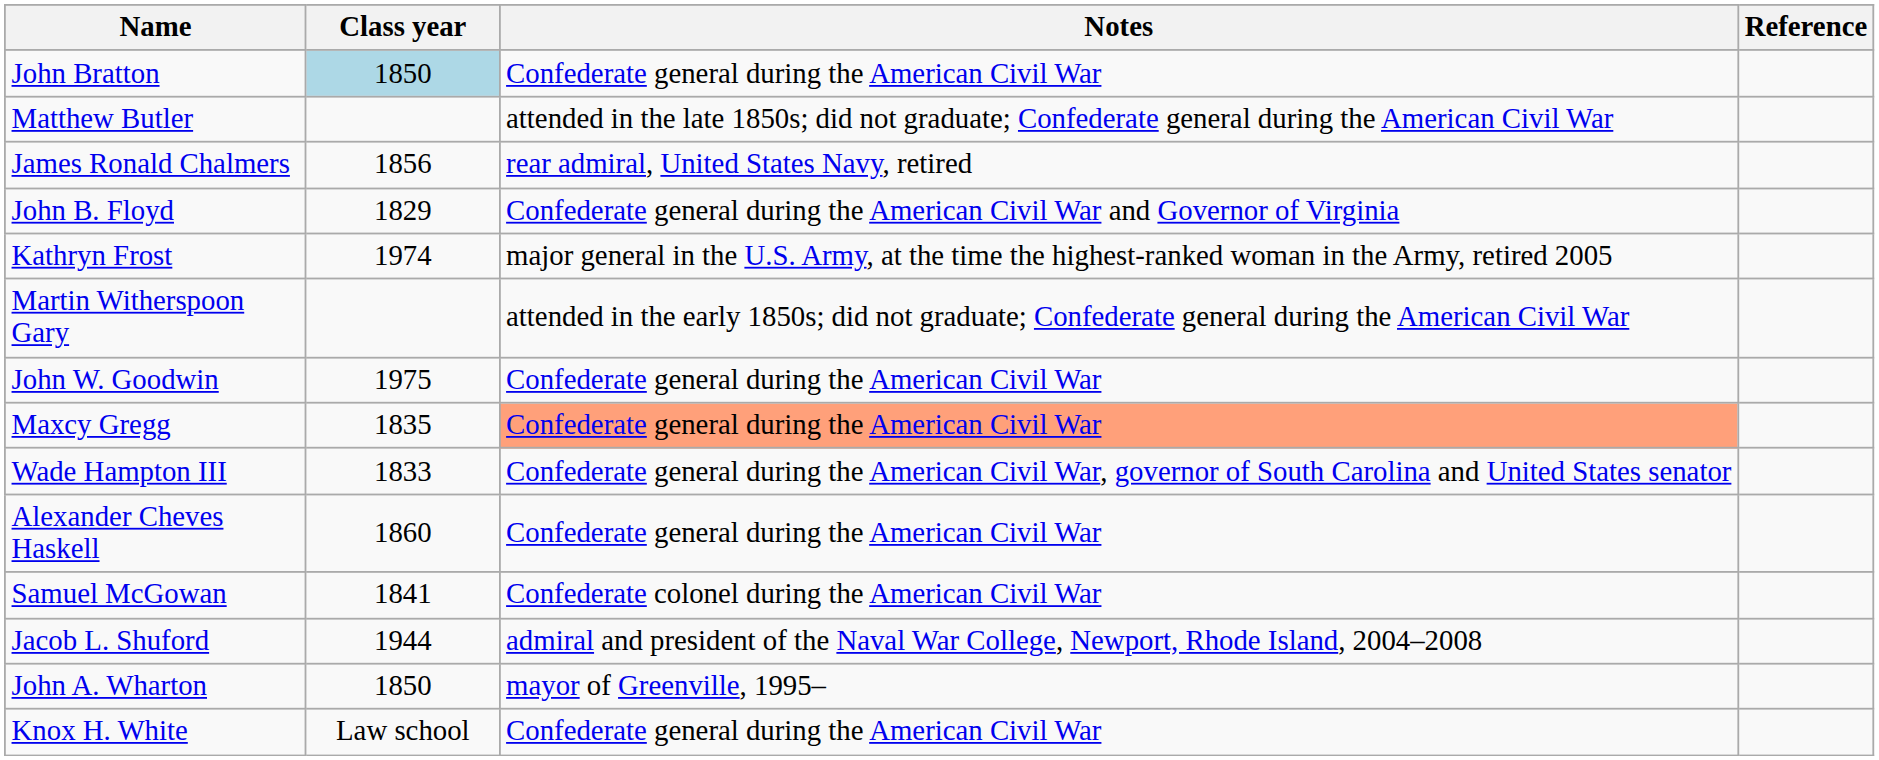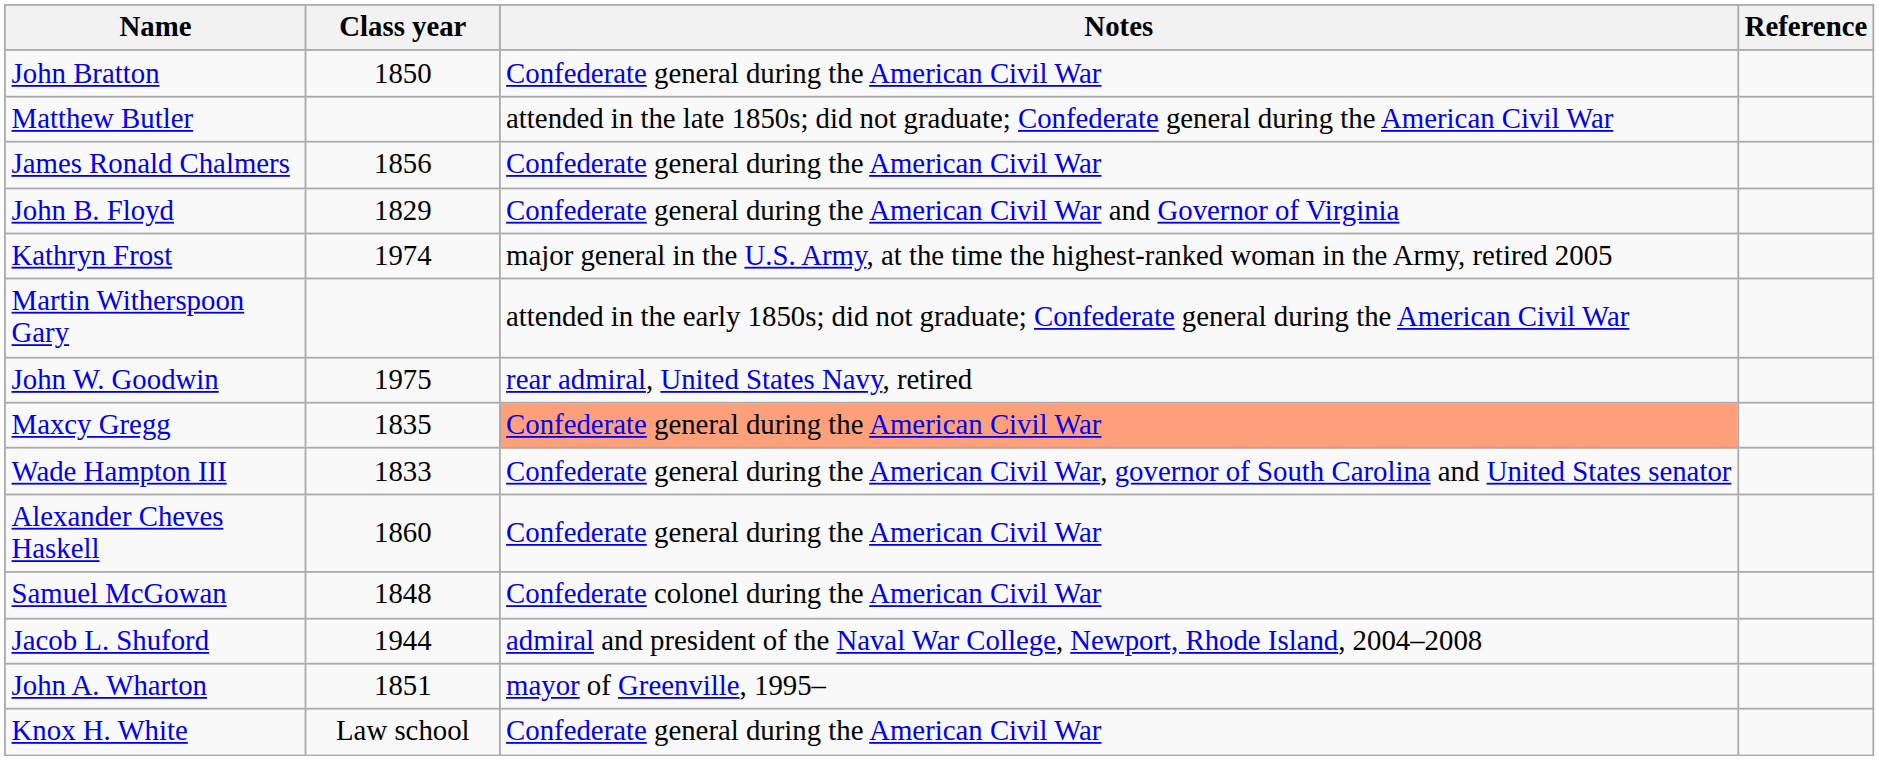(403, 73) lightblue background -> (403, 73) no background
(739, 164) rear admiral, United States Navy, retired -> (804, 164) Confederate general during the American Civil War
(804, 379) Confederate general during the American Civil War -> (739, 379) rear admiral, United States Navy, retired
(403, 594) 1841 -> (403, 594) 1848
(403, 685) 1850 -> (403, 685) 1851
